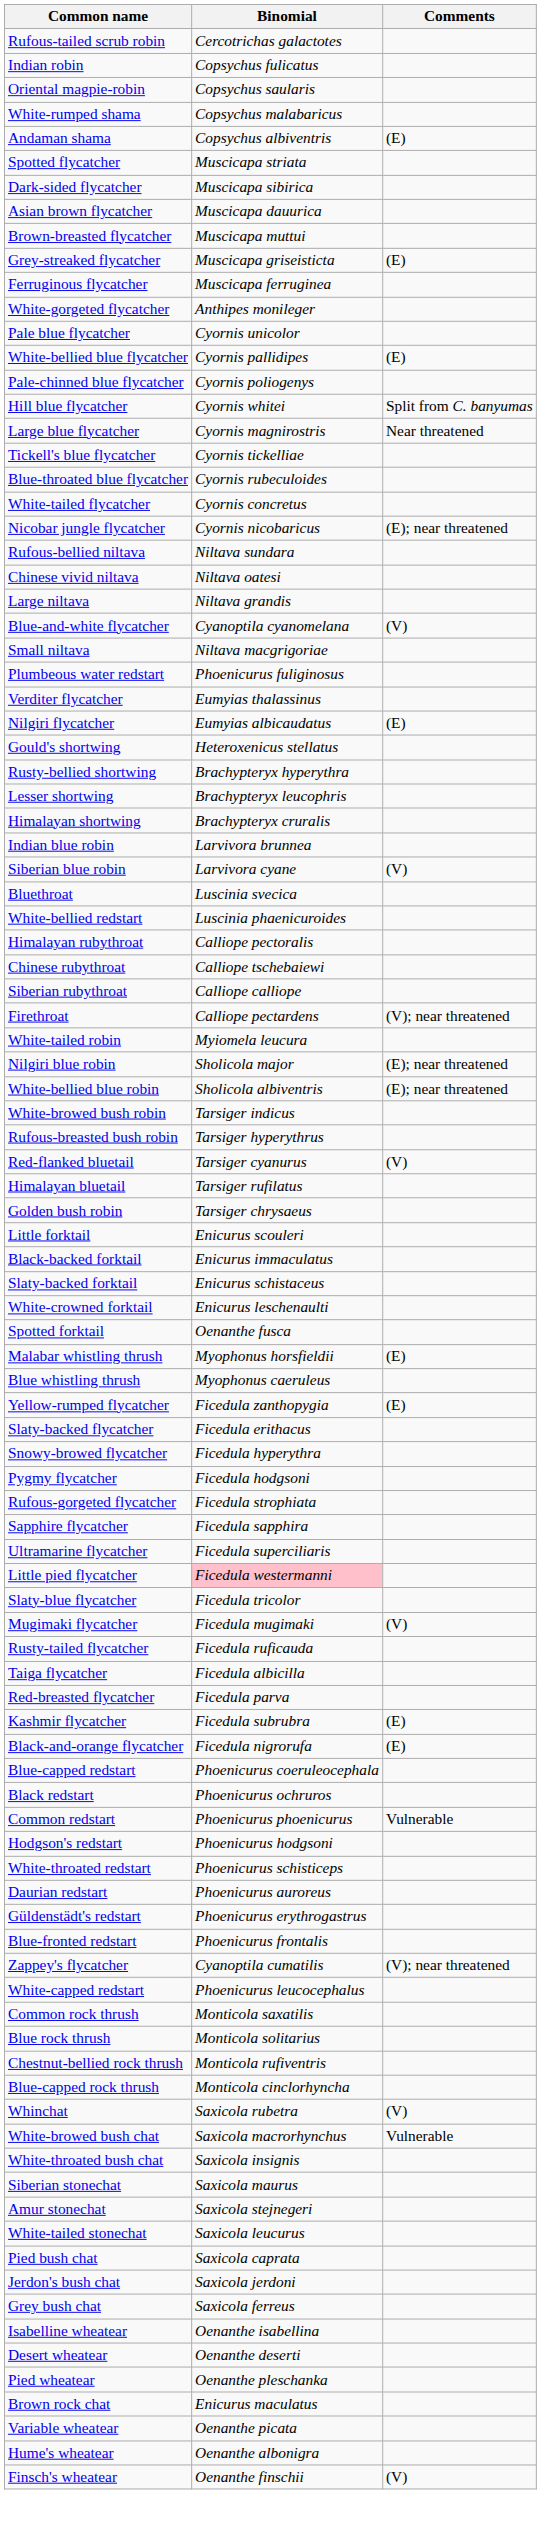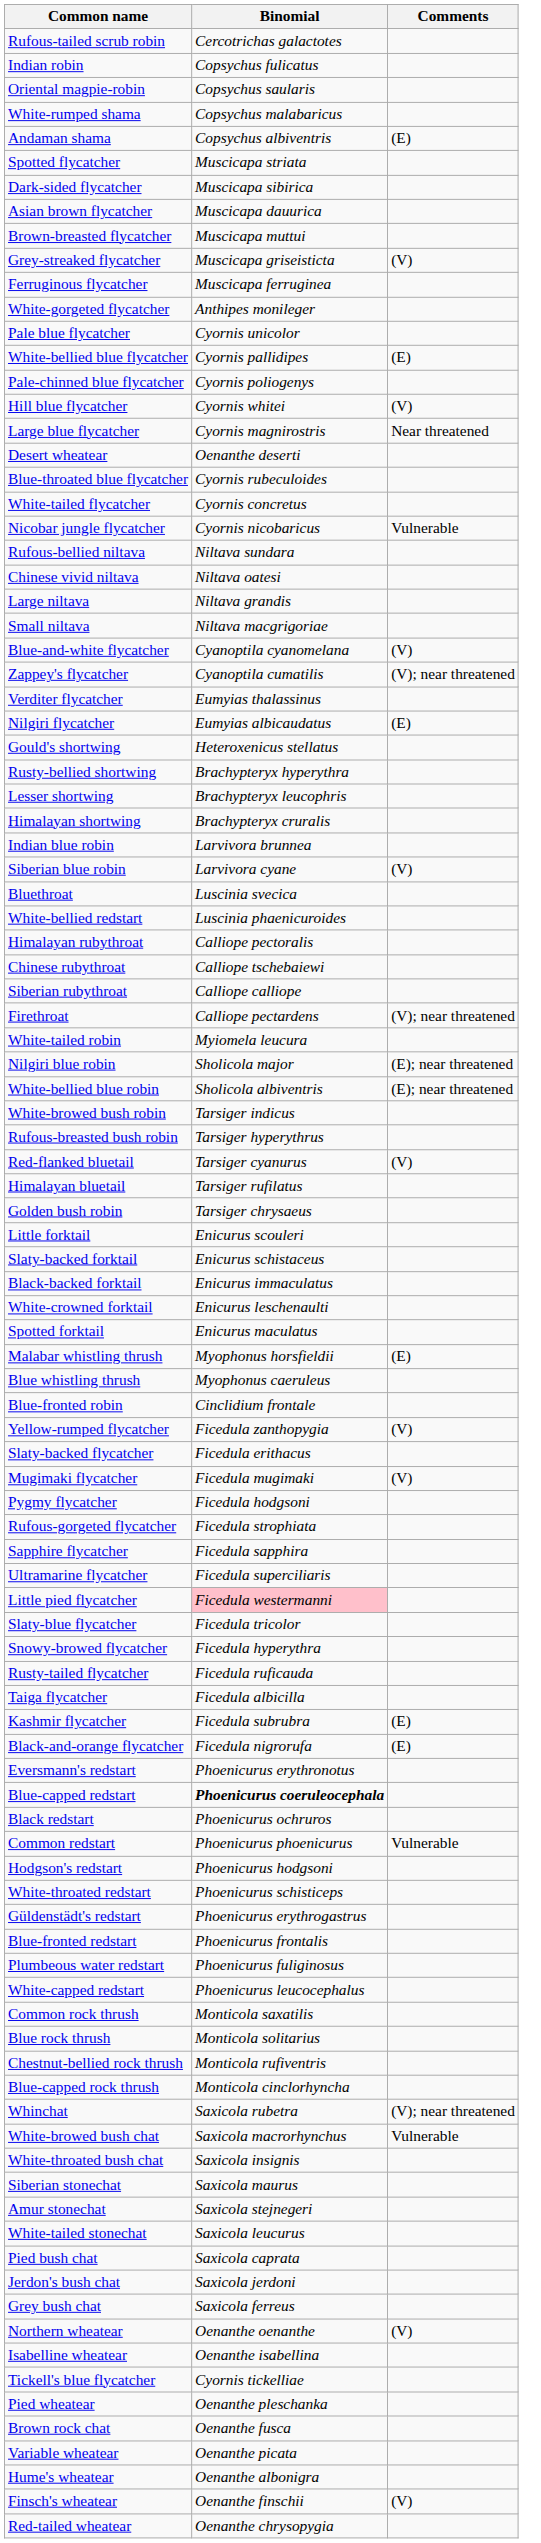(396, 260) (E) -> (402, 260) (V)
(459, 406) Split from C. banyumas -> (402, 406) (V)
rows swapped: (82, 455) <-> (58, 2355)
(447, 528) (E); near threatened -> (425, 528) Vulnerable
rows swapped: (49, 650) <-> (88, 625)
rows swapped: (68, 1965) <-> (86, 674)
rows swapped: (75, 1259) <-> (73, 1283)
(243, 1332) Oenanthe fusca -> (256, 1332) Enicurus maculatus
+ row: (65, 1405)
(396, 1405) (E) -> (402, 1429) (V)
rows swapped: (73, 1624) <-> (88, 1453)
- row: (81, 1697)
+ row: (72, 1770)
(287, 1770) normal -> (290, 1794) bold
- row: (58, 1892)
(397, 2111) (V) -> (453, 2111) (V); near threatened
+ row: (65, 2330)
(256, 2403) Enicurus maculatus -> (243, 2428) Oenanthe fusca
+ row: (70, 2525)
